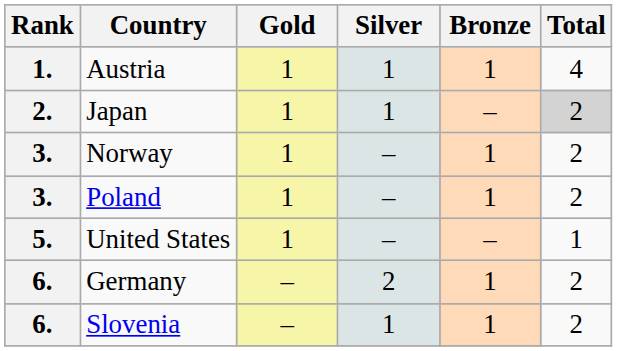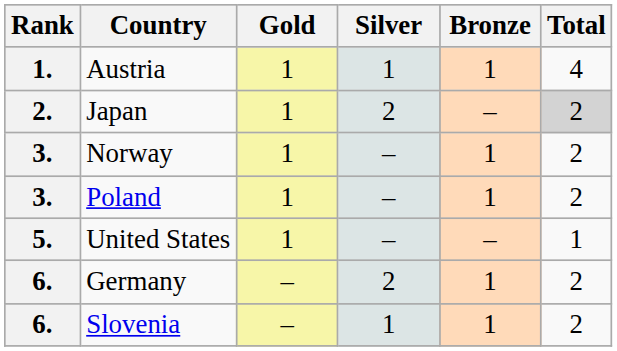(389, 111) 1 -> (389, 111) 2
